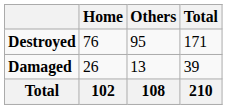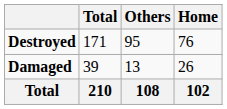columns swapped: (103, 16) <-> (201, 16)
